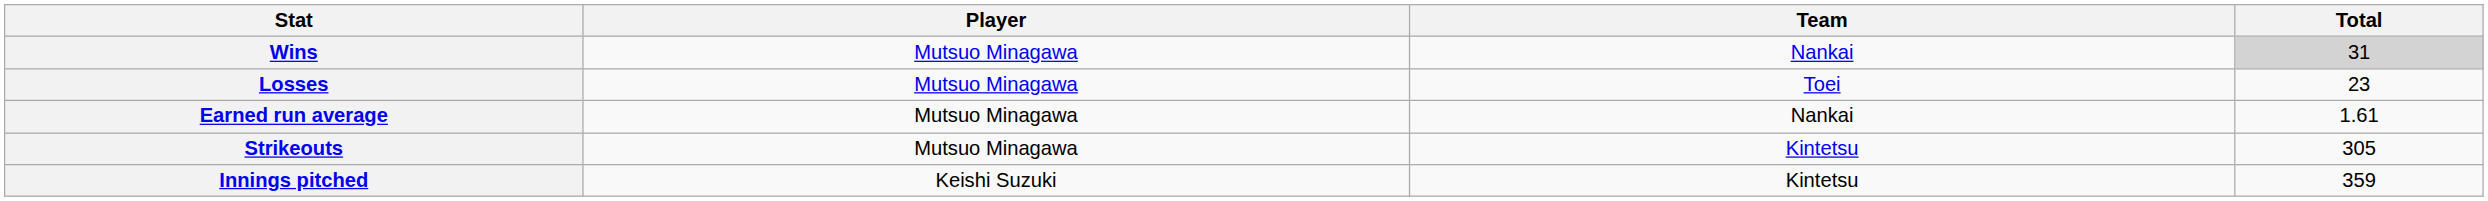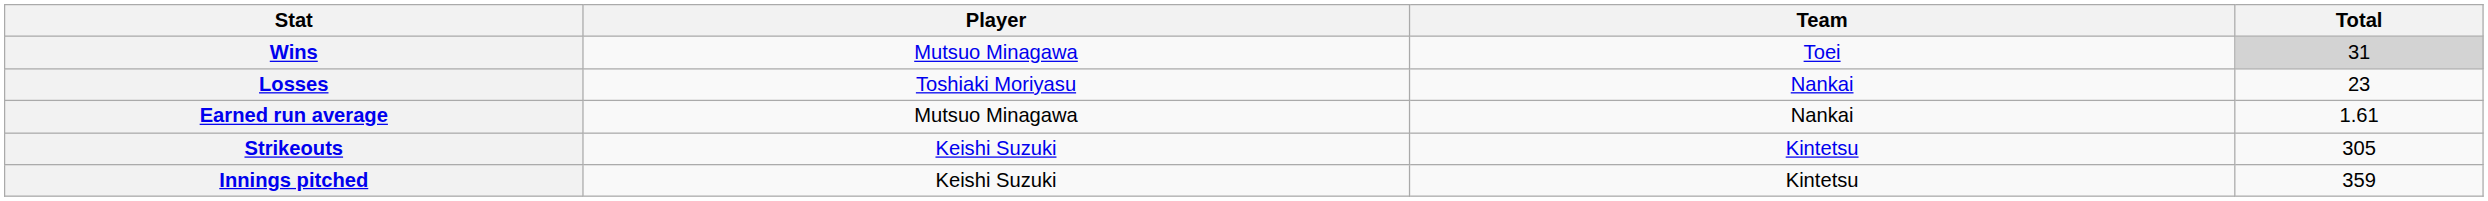(1822, 52) Nankai -> (1822, 52) Toei
(996, 84) Mutsuo Minagawa -> (996, 84) Toshiaki Moriyasu
(1822, 84) Toei -> (1822, 84) Nankai
(996, 148) Mutsuo Minagawa -> (996, 148) Keishi Suzuki
